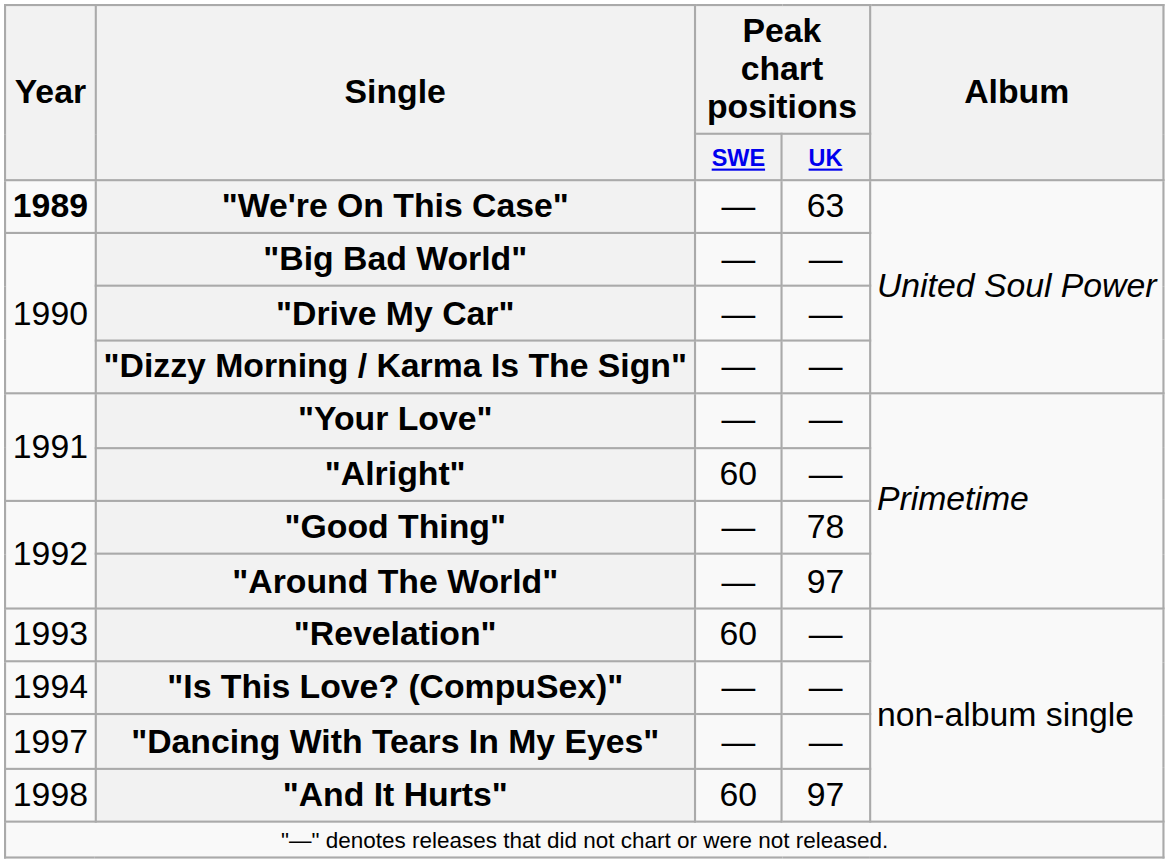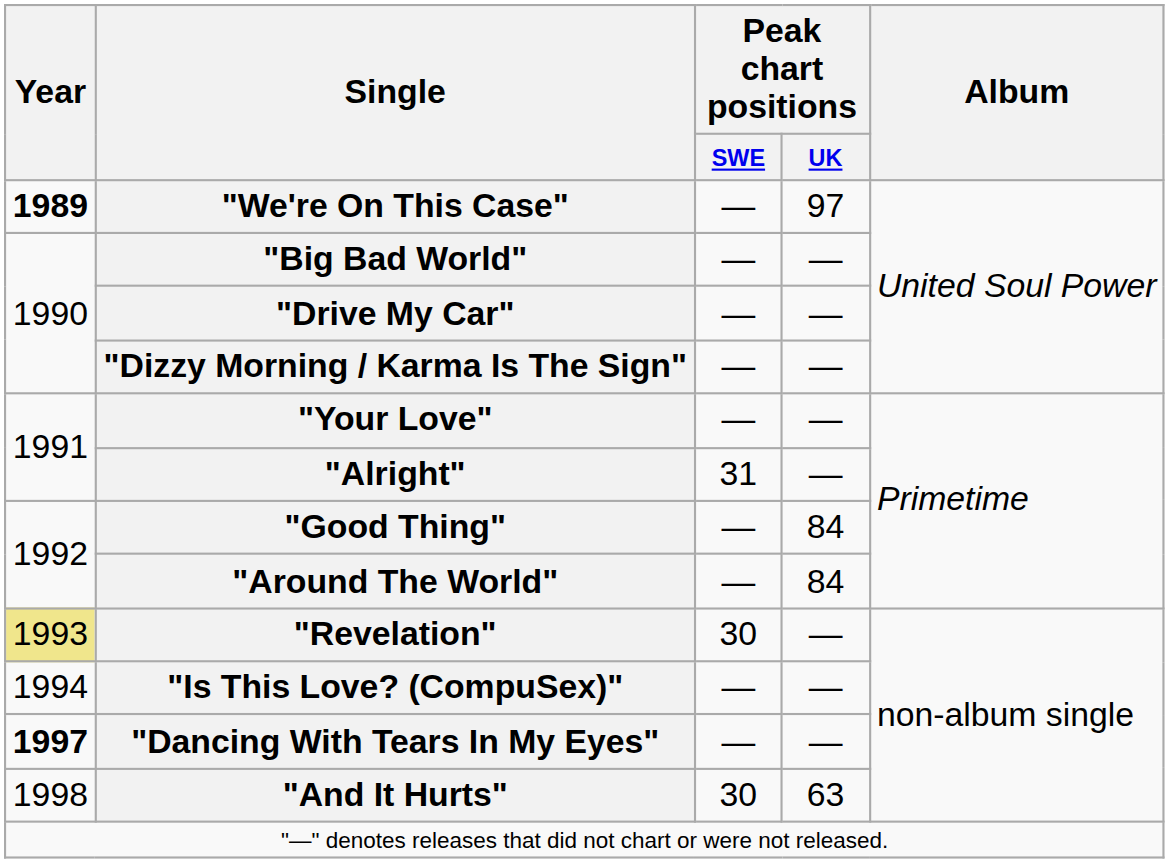(826, 205) 63 -> (826, 205) 97
(738, 473) 60 -> (738, 473) 31
(826, 526) 78 -> (826, 526) 84
(826, 580) 97 -> (826, 580) 84
(50, 634) no background -> (50, 634) khaki background
(738, 634) 60 -> (738, 634) 30
(50, 741) normal -> (50, 741) bold
(738, 794) 60 -> (738, 794) 30
(826, 794) 97 -> (826, 794) 63
